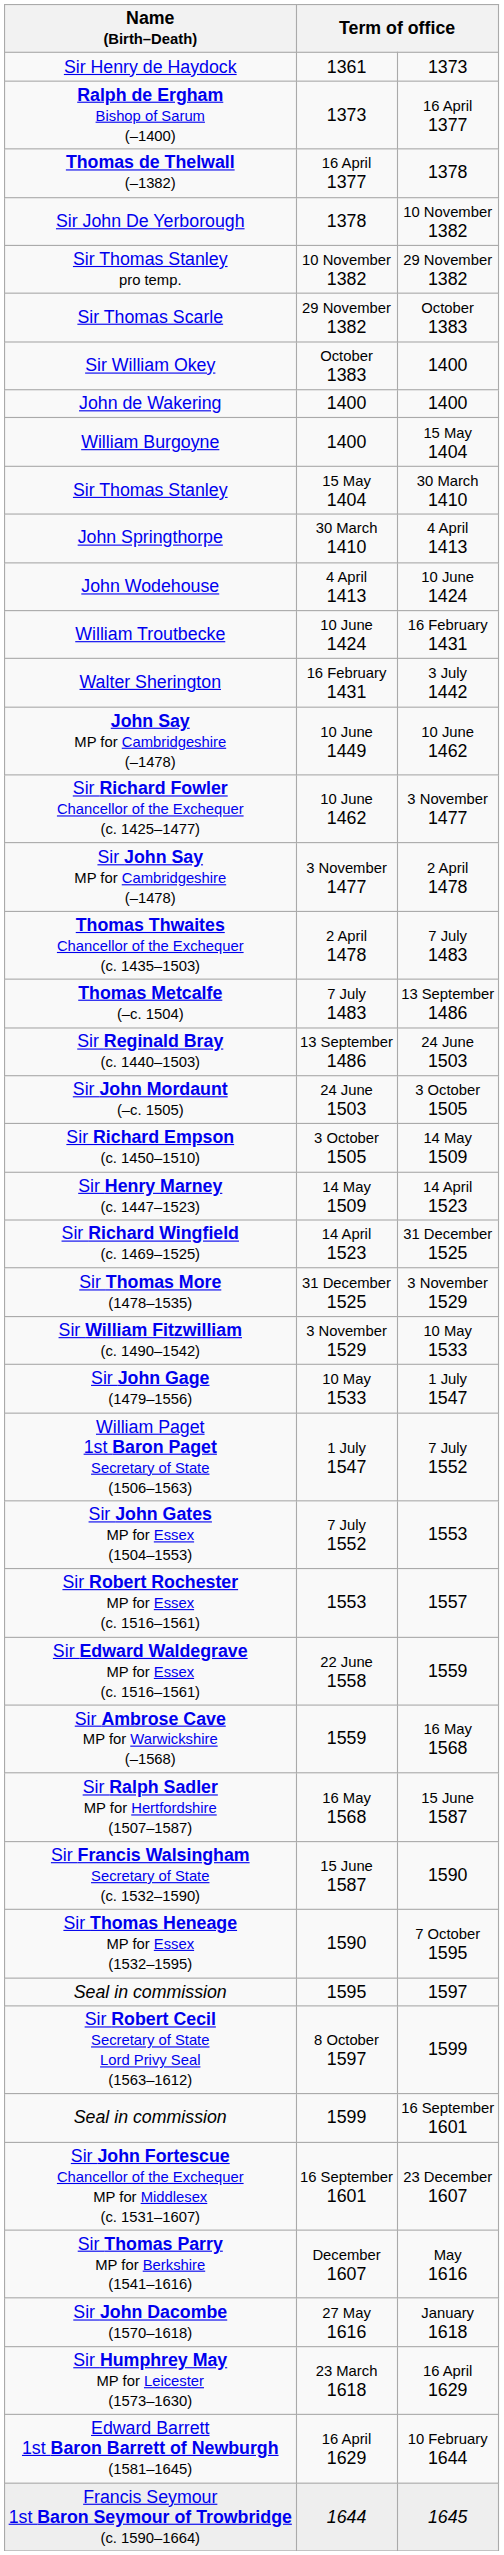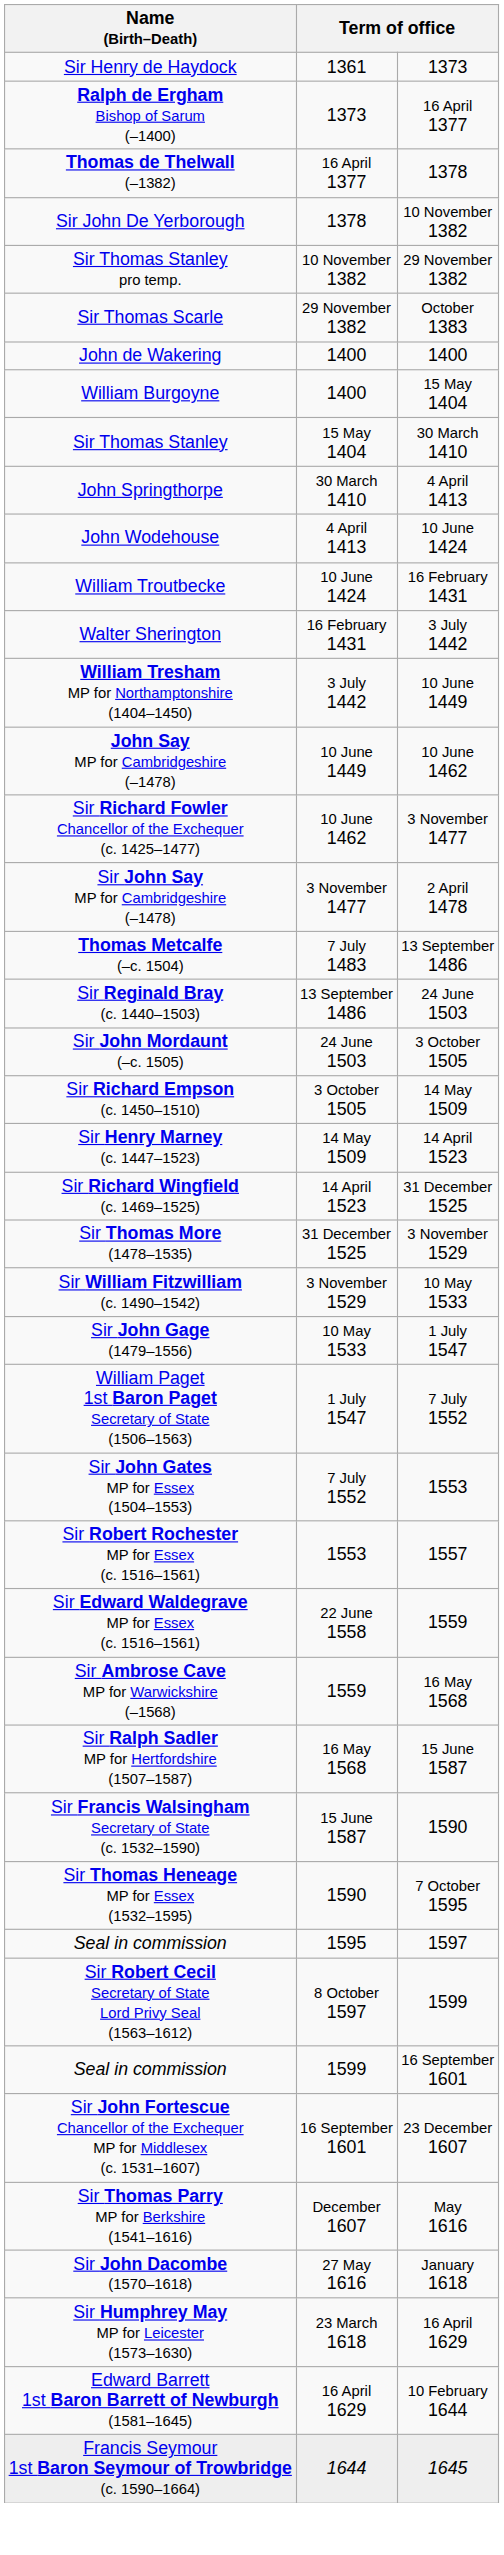- row: (150, 365)
+ row: (150, 692)
- row: (150, 945)
